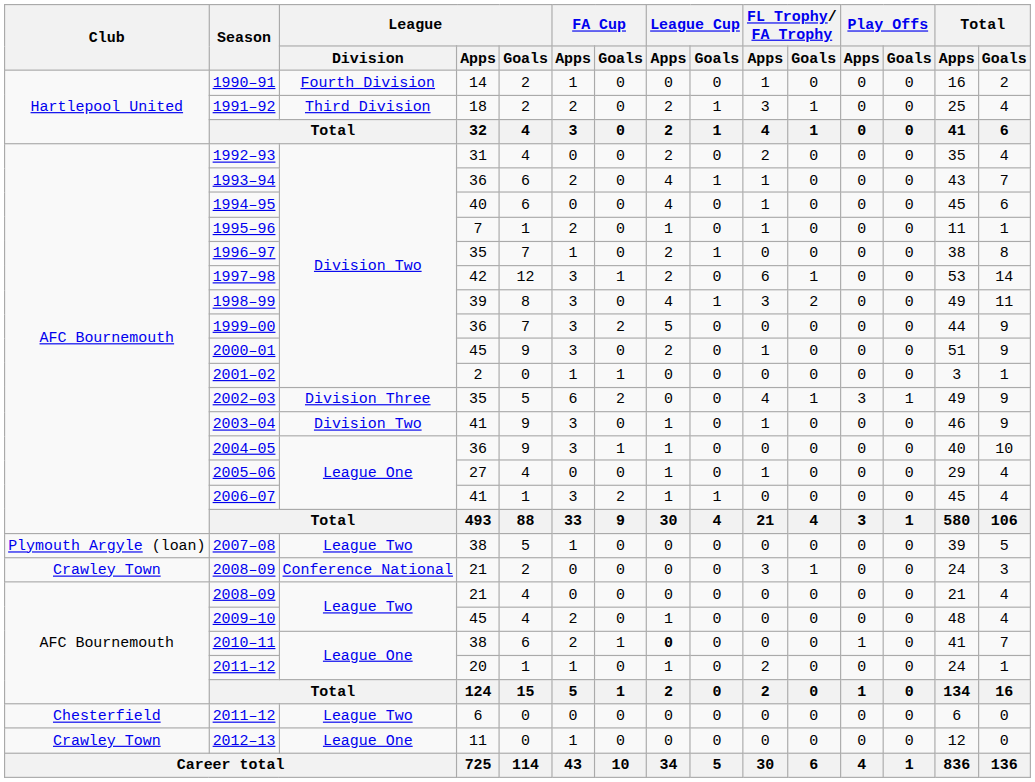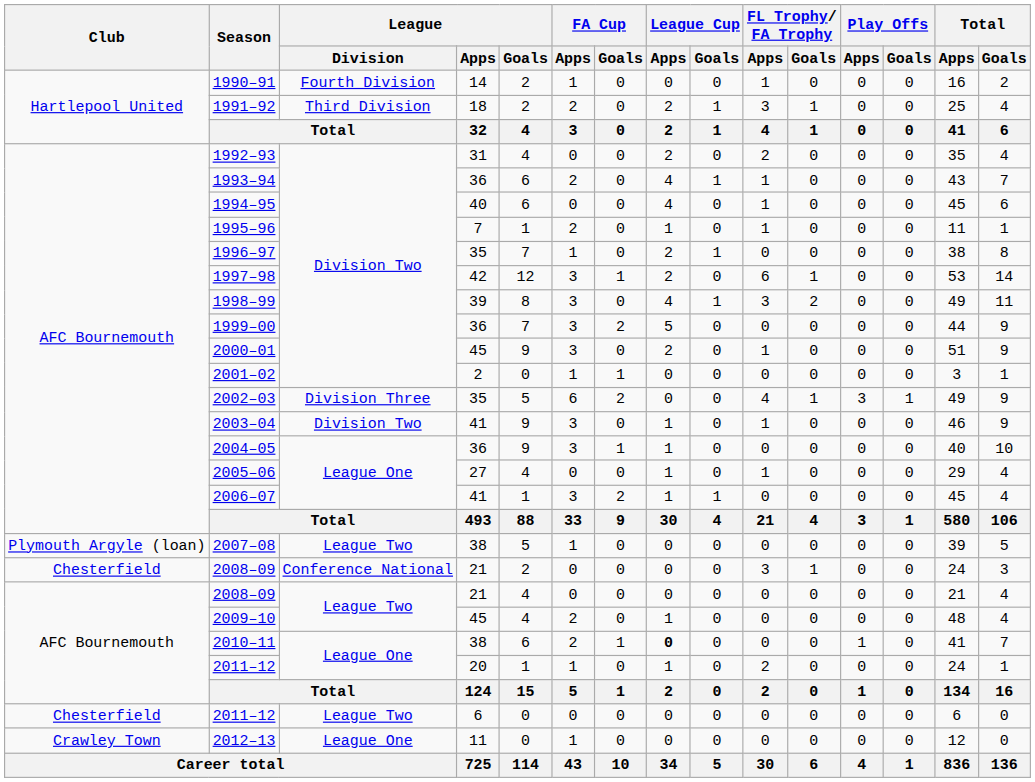(107, 570) Crawley Town -> (107, 570) Chesterfield
